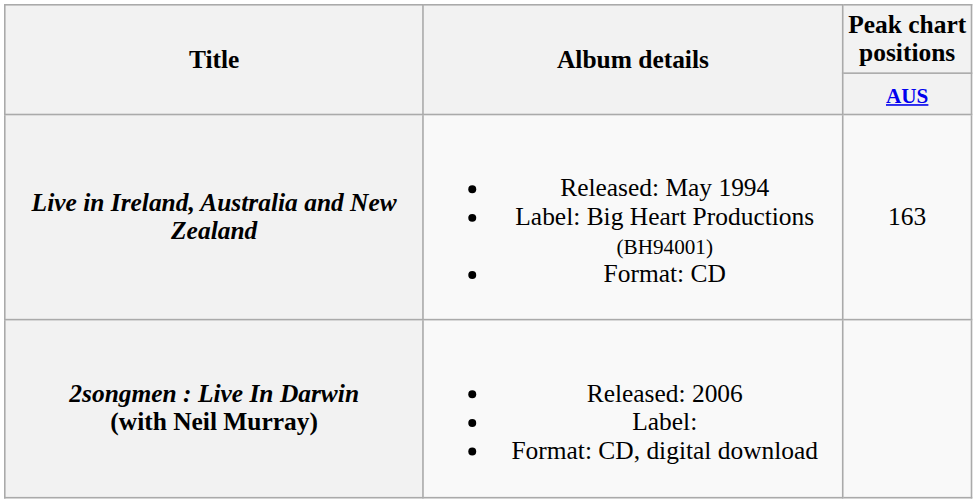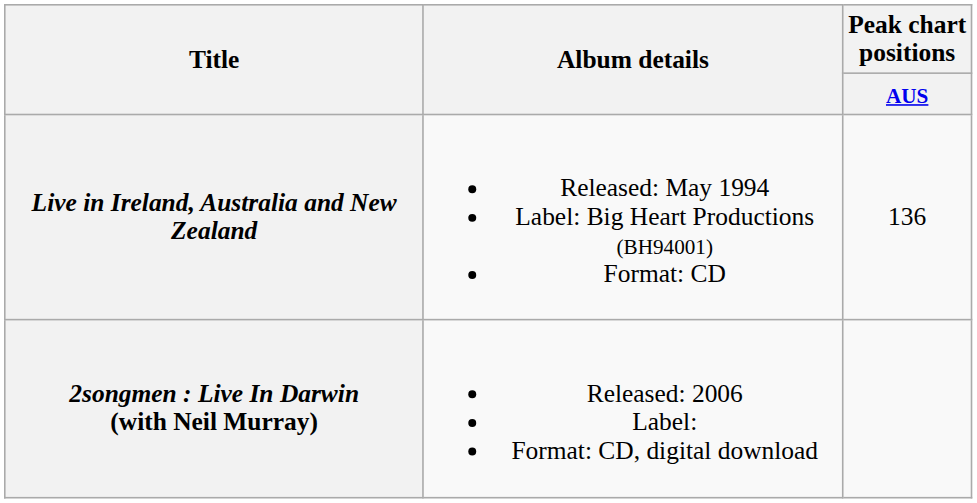(907, 216) 163 -> (907, 216) 136
